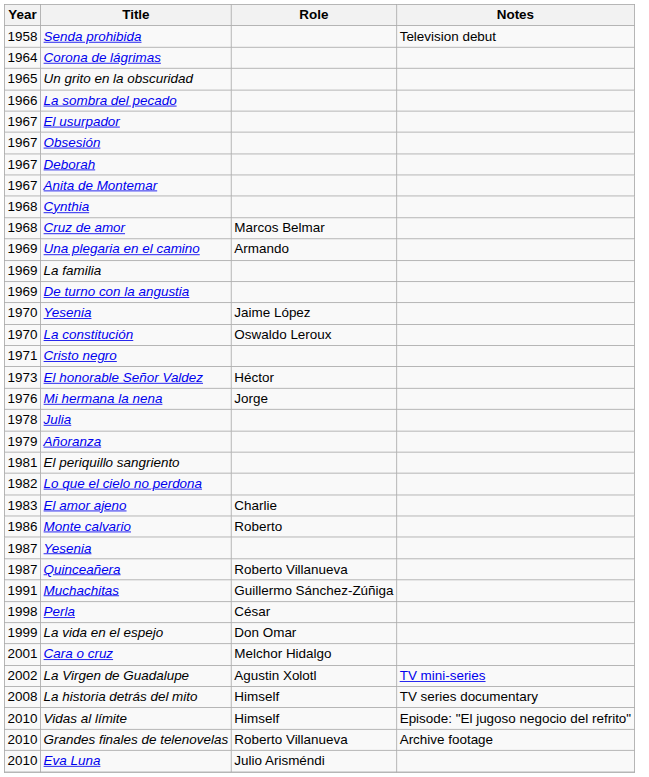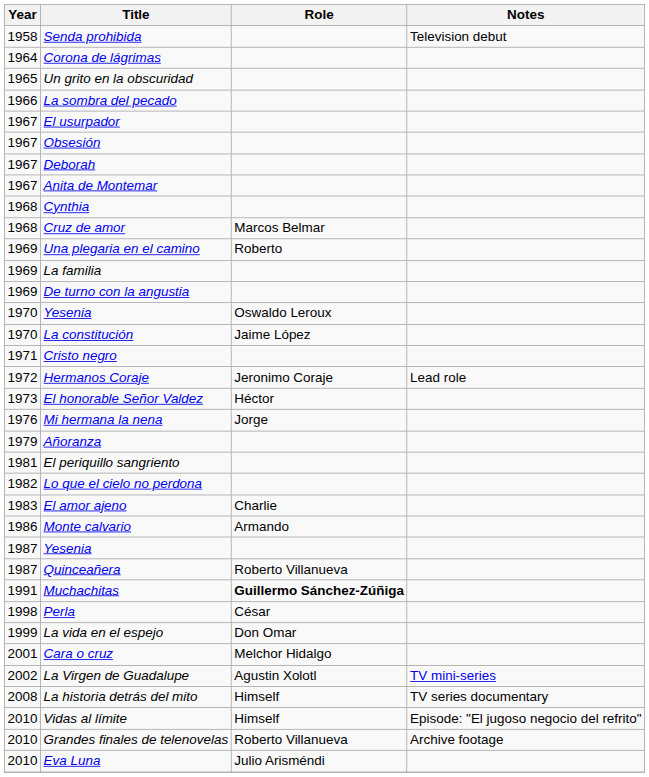(262, 249) Armando -> (258, 249) Roberto
(272, 313) Jaime López -> (283, 313) Oswaldo Leroux
(283, 334) Oswaldo Leroux -> (272, 334) Jaime López
+ row: (22, 377)
- row: (22, 420)
(258, 526) Roberto -> (262, 526) Armando
(314, 590) normal -> (319, 590) bold
